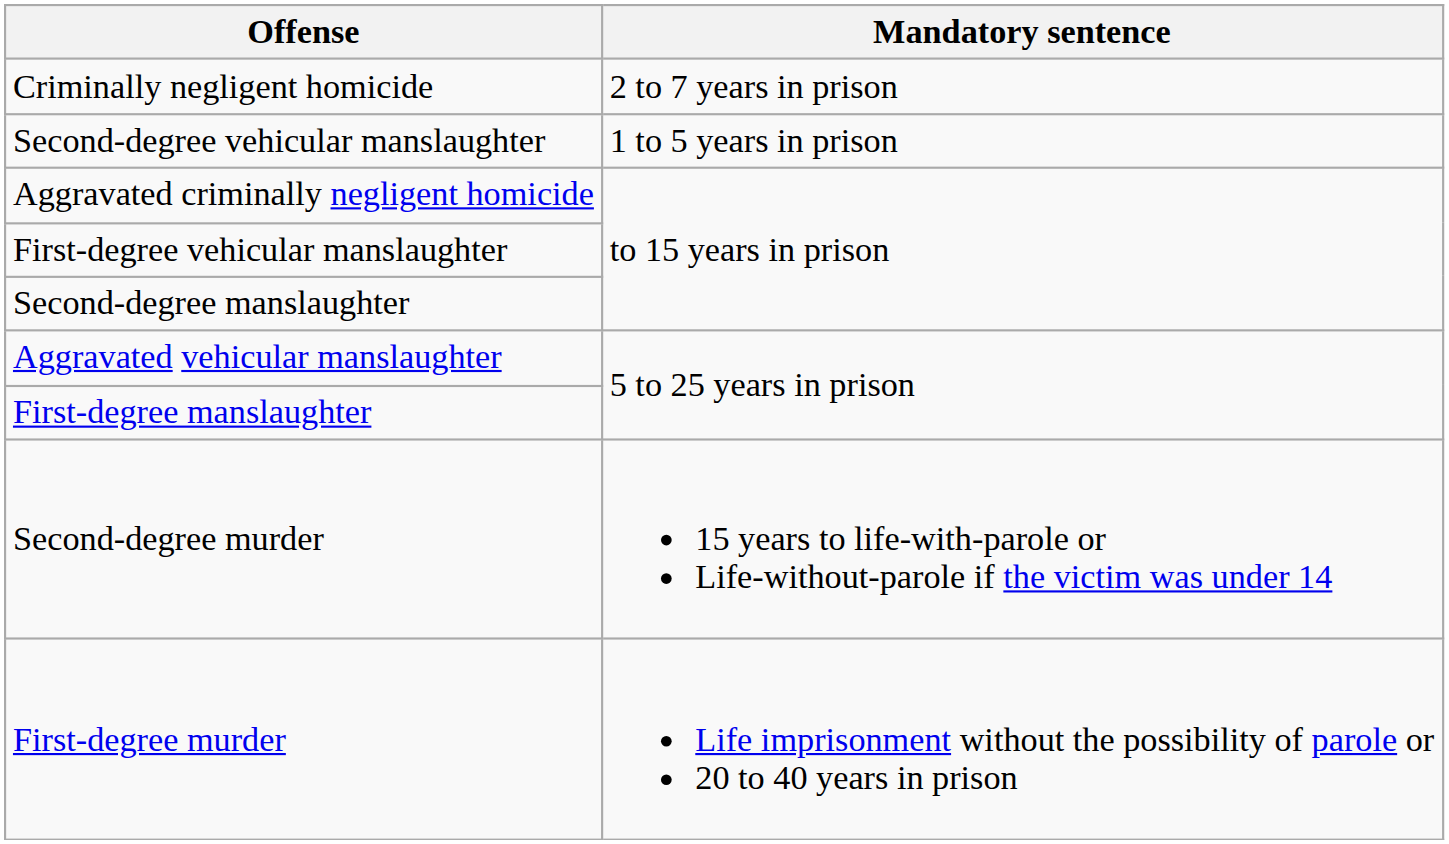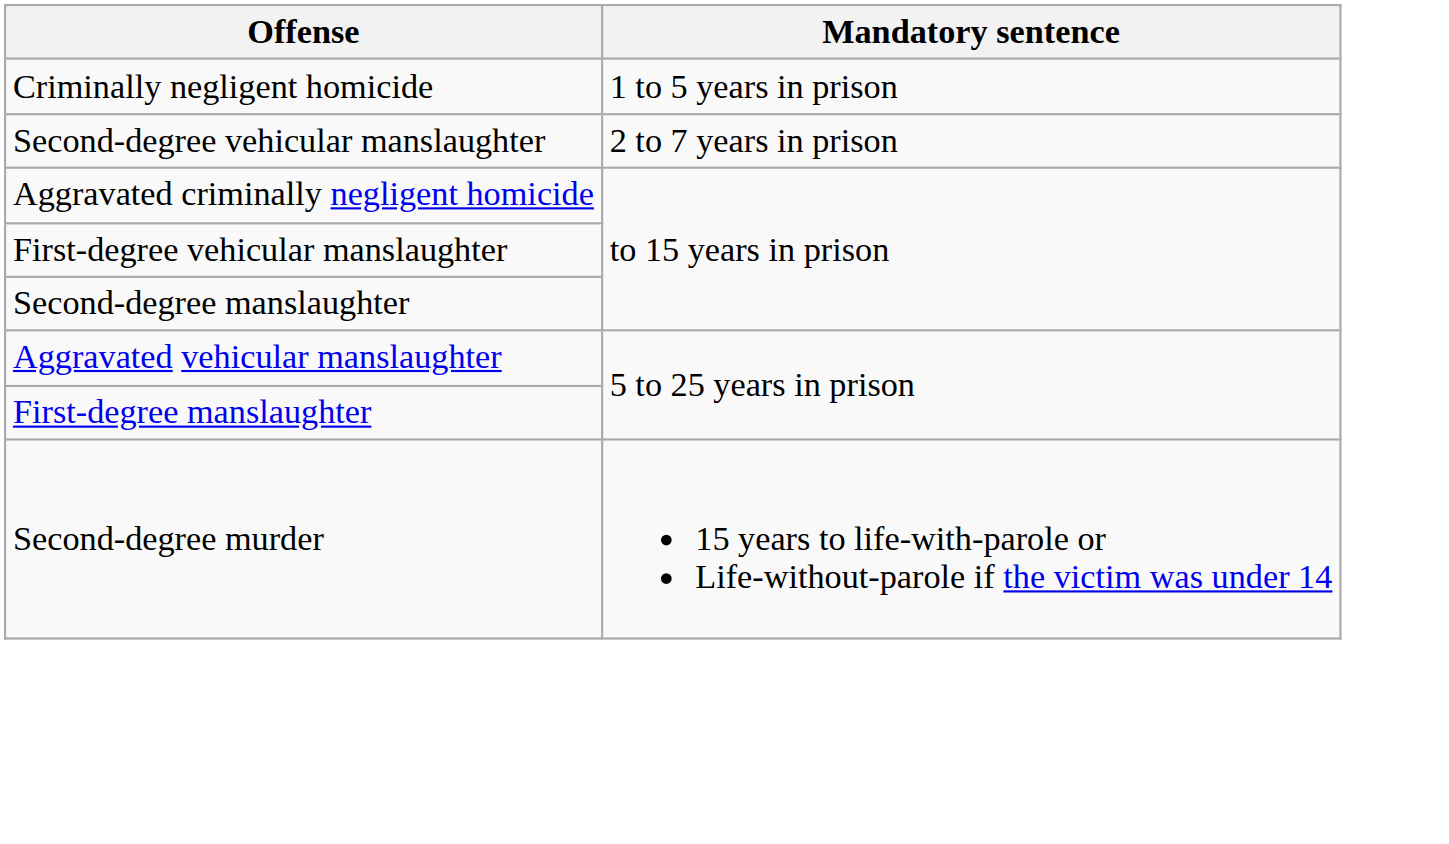(754, 85) 2 to 7 years in prison -> (754, 85) 1 to 5 years in prison
(754, 140) 1 to 5 years in prison -> (754, 140) 2 to 7 years in prison
- row: (149, 738)
